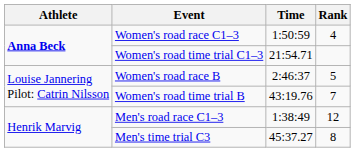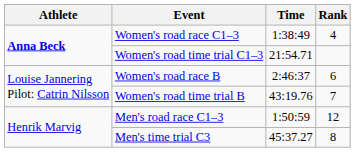(291, 35) 1:50:59 -> (291, 35) 1:38:49
(333, 76) 5 -> (333, 76) 6
(291, 117) 1:38:49 -> (291, 117) 1:50:59
